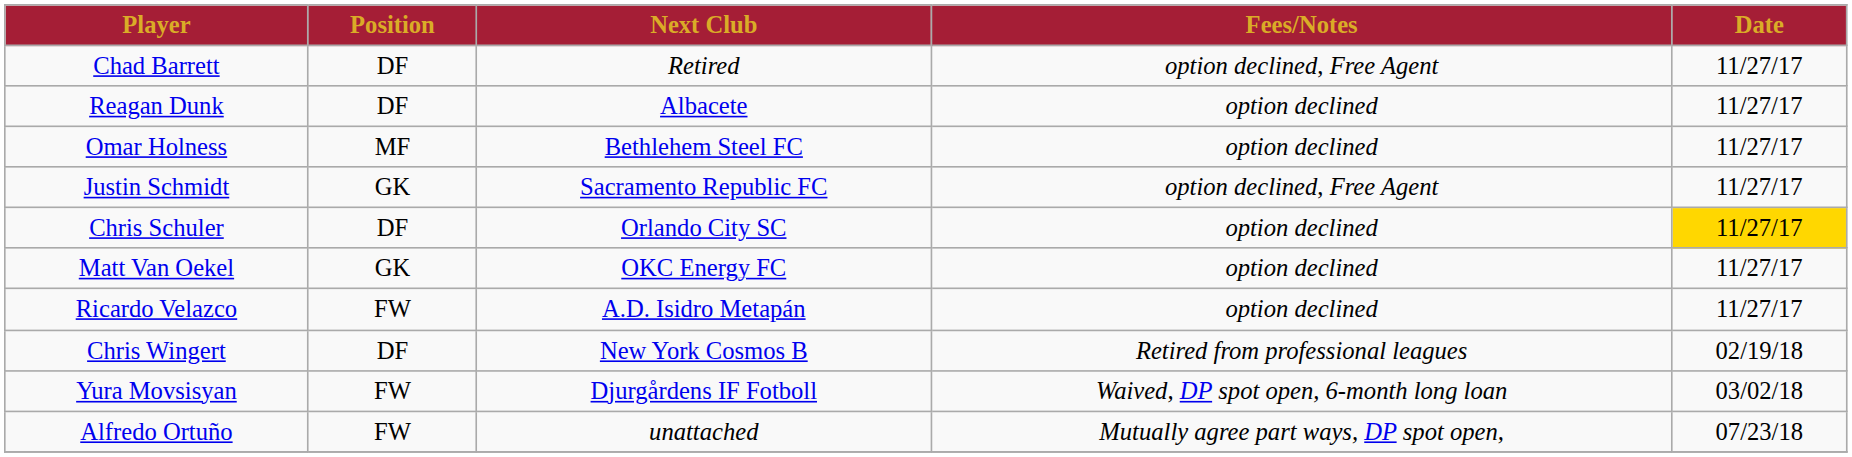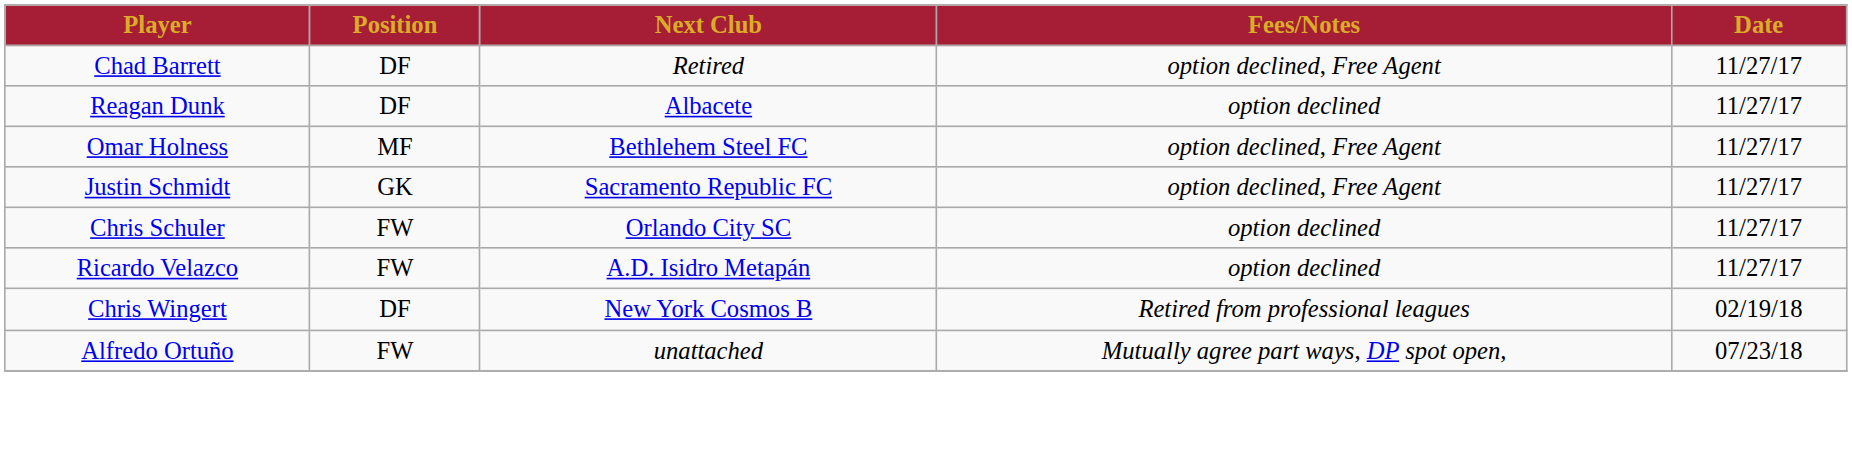(1302, 146) option declined -> (1304, 146) option declined, Free Agent
(392, 227) DF -> (395, 227) FW
(1759, 227) gold background -> (1759, 227) no background
- row: (156, 268)
- row: (156, 390)
